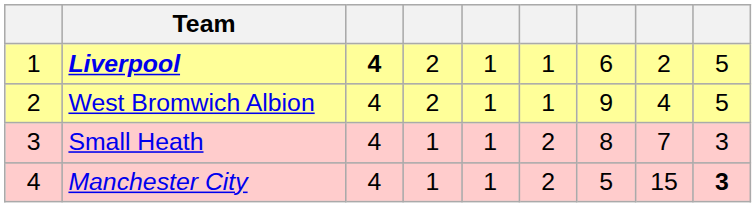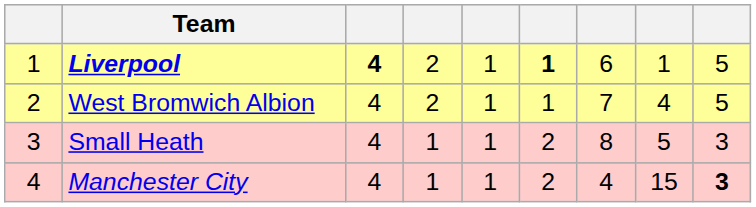(548, 63) normal -> (548, 63) bold
(664, 63) 2 -> (664, 63) 1
(606, 102) 9 -> (606, 102) 7
(664, 142) 7 -> (664, 142) 5
(606, 181) 5 -> (606, 181) 4
